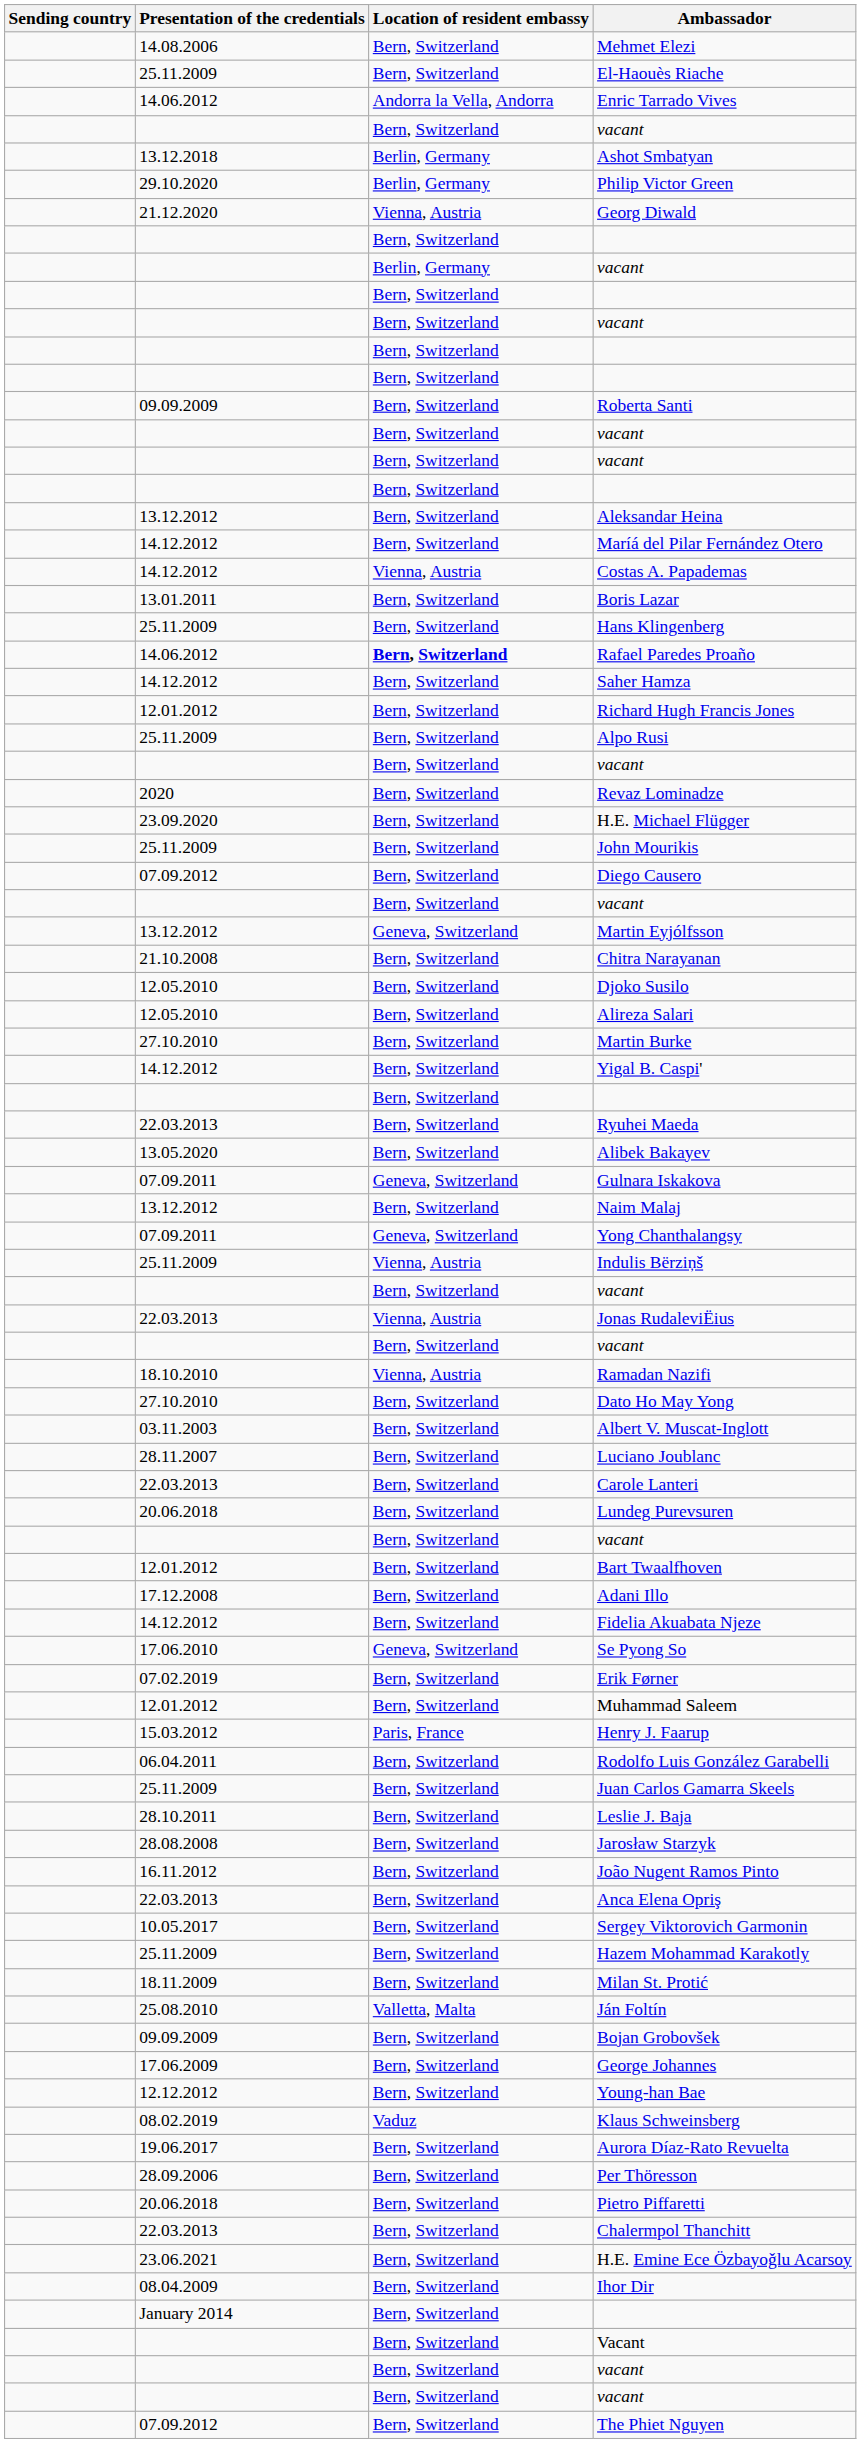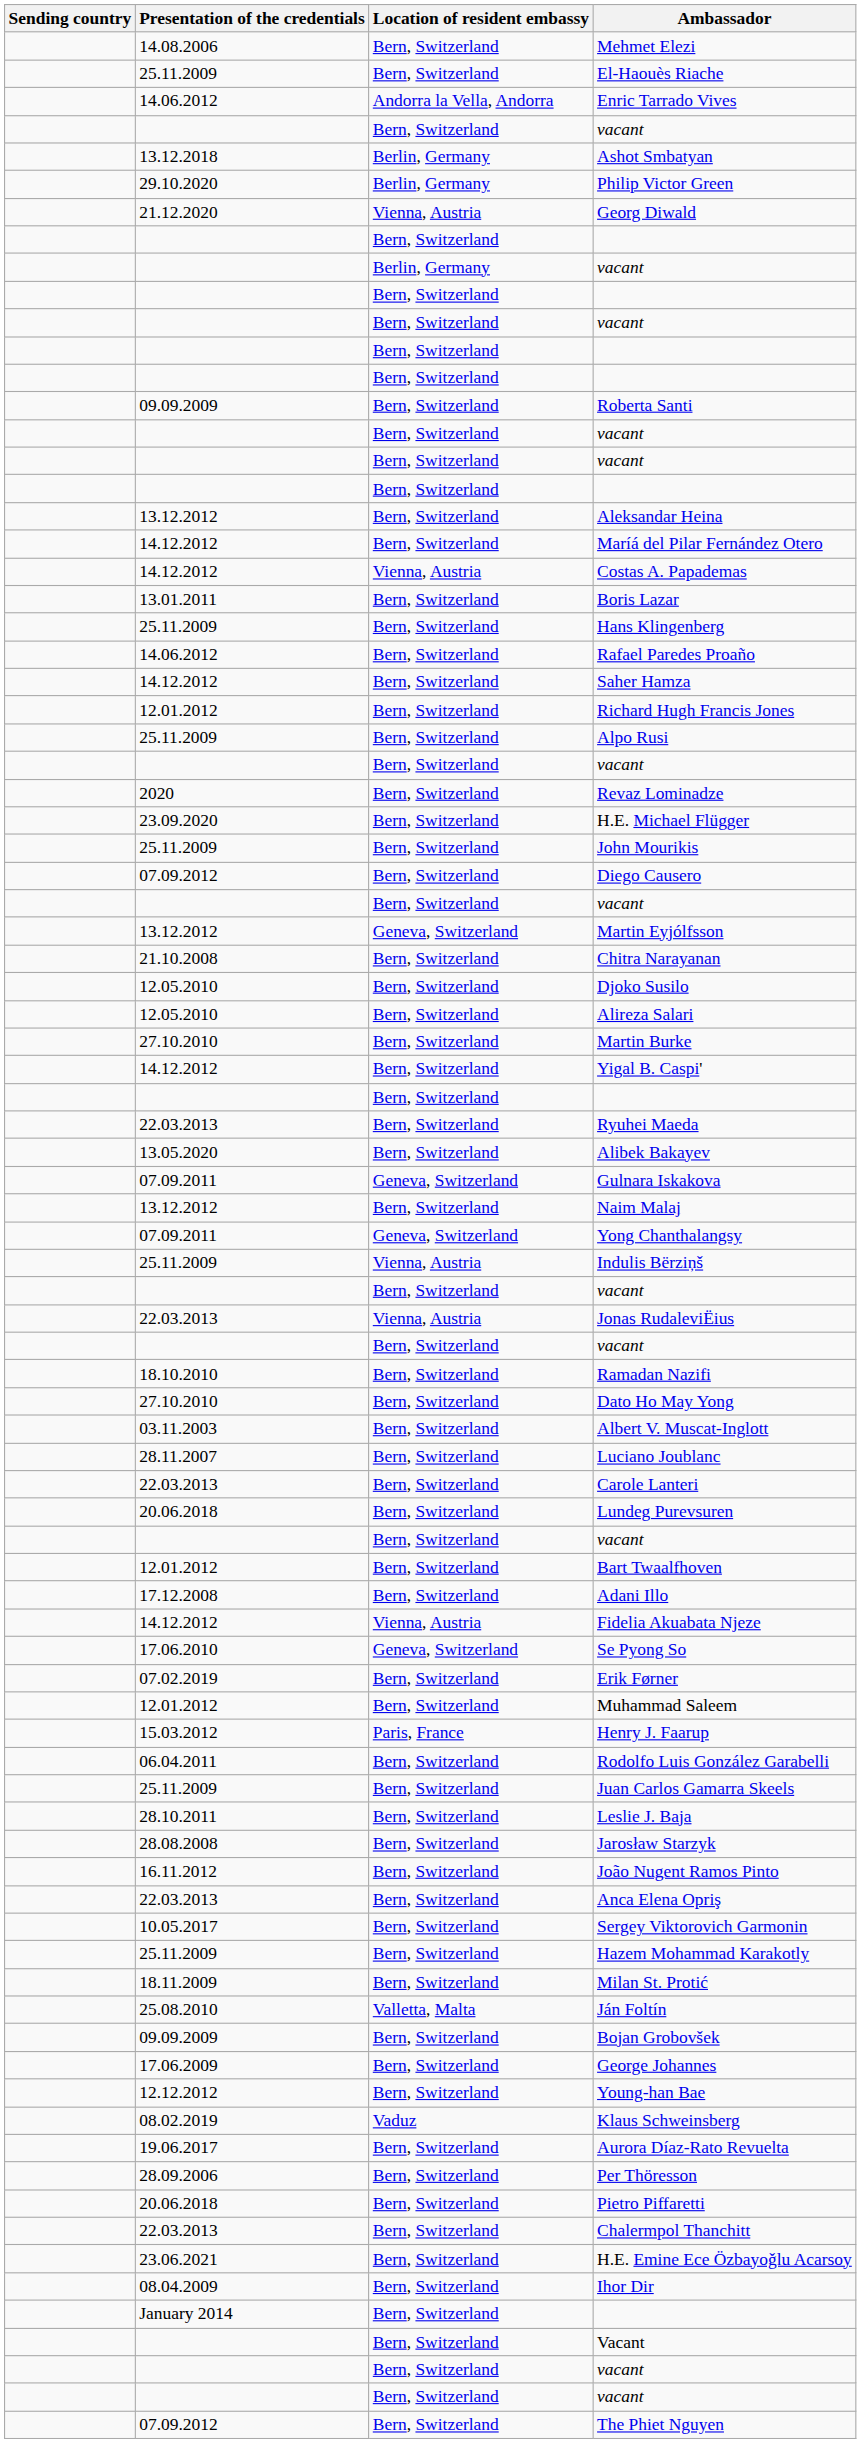(440, 654) bold -> (436, 654) normal
(427, 1373) Vienna, Austria -> (436, 1373) Bern, Switzerland
(436, 1622) Bern, Switzerland -> (427, 1622) Vienna, Austria
